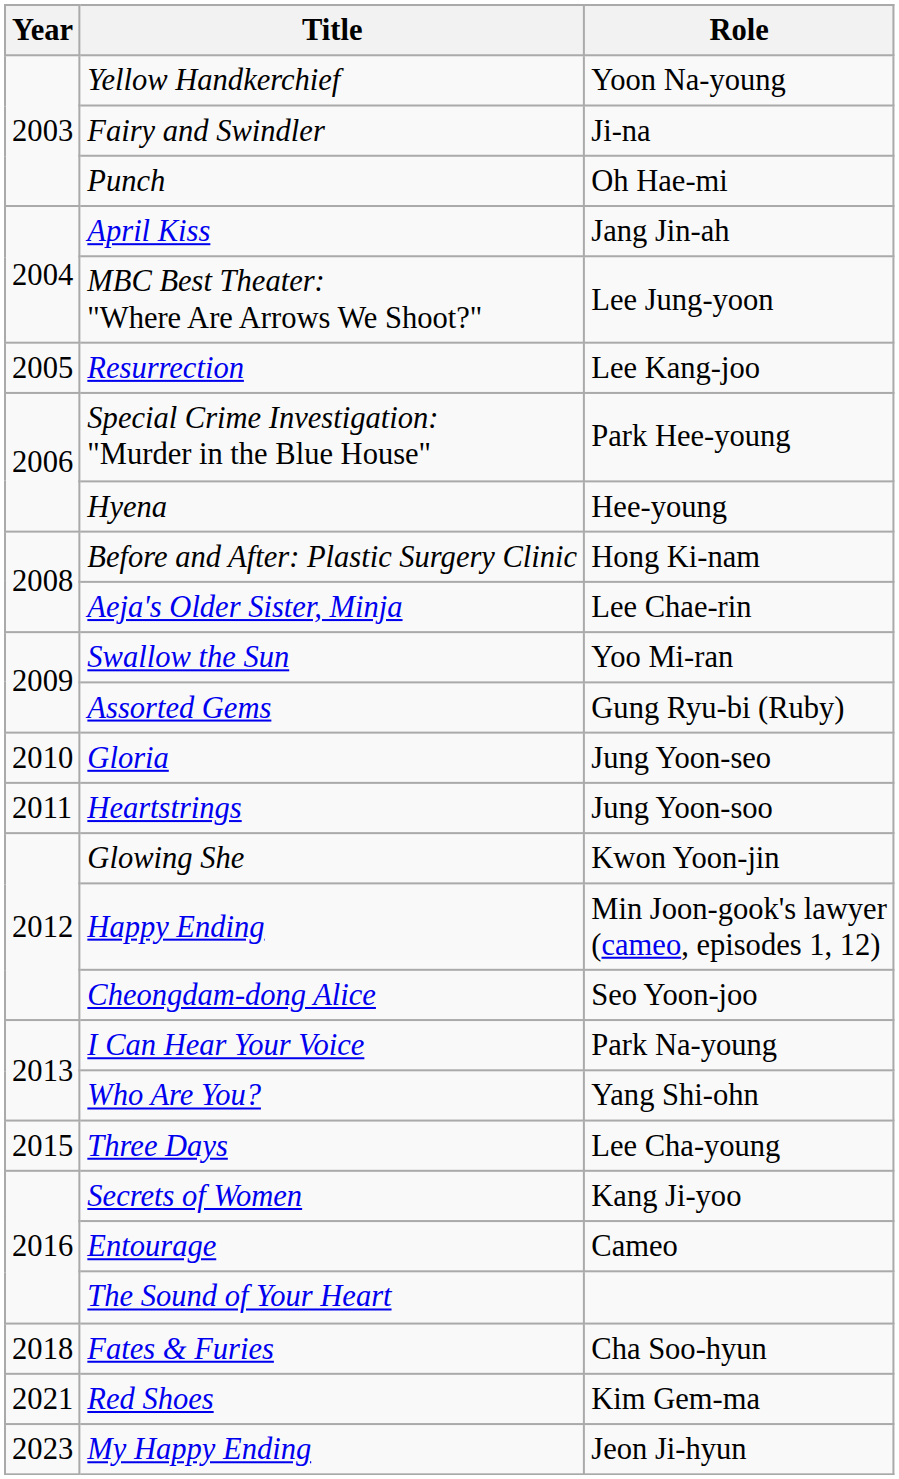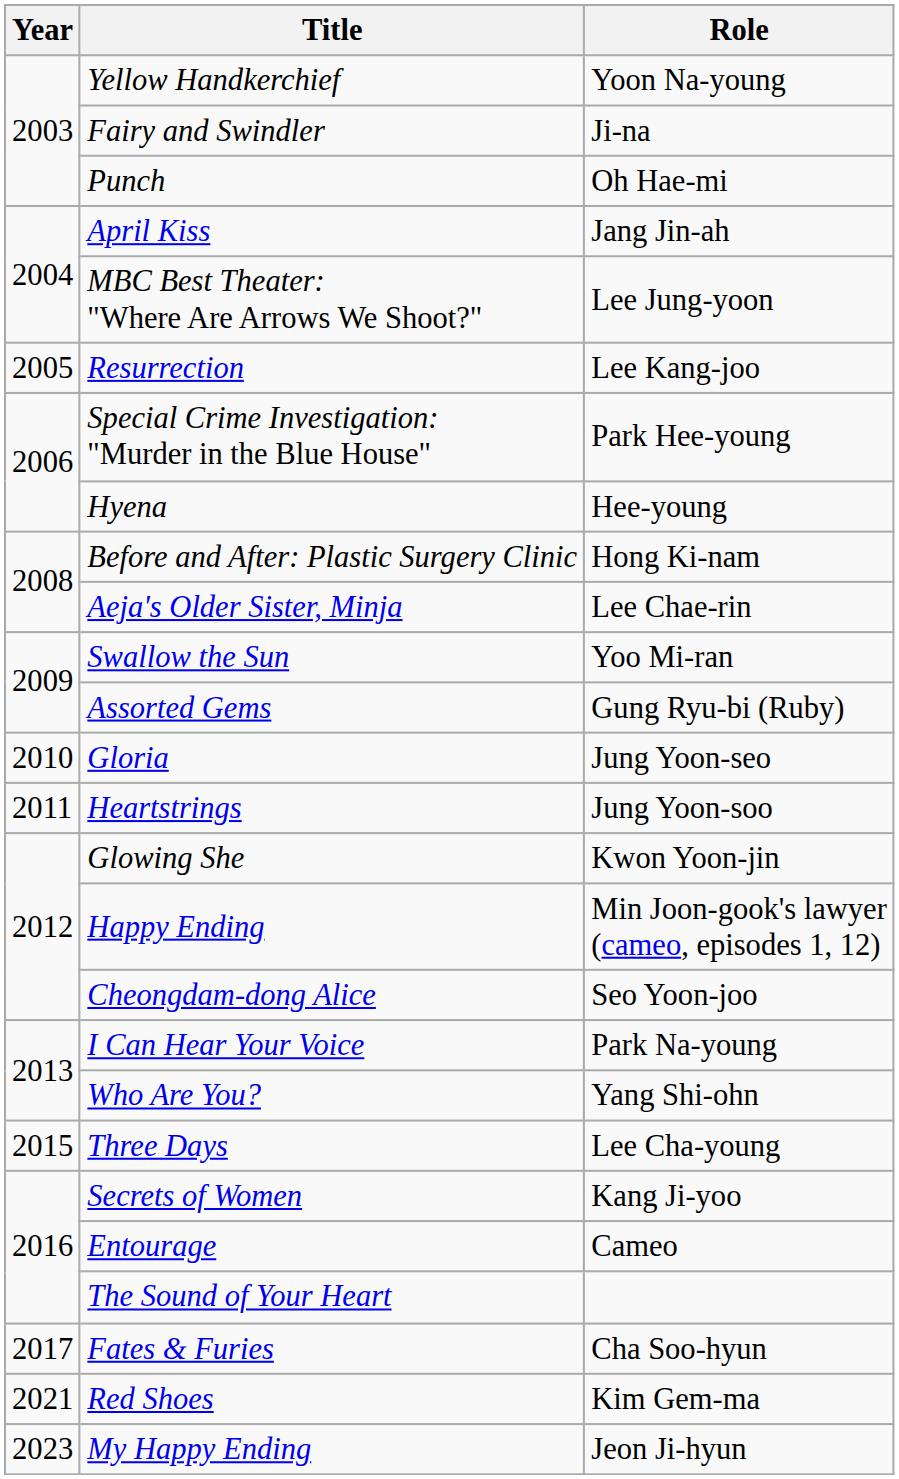(43, 1347) 2018 -> (43, 1347) 2017
